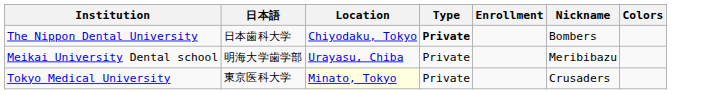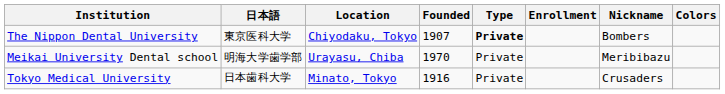+ column: (446, 15)
(258, 36) 日本歯科大学 -> (258, 36) 東京医科大学
(258, 78) 東京医科大学 -> (258, 78) 日本歯科大学
(352, 78) lightyellow background -> (352, 78) no background
